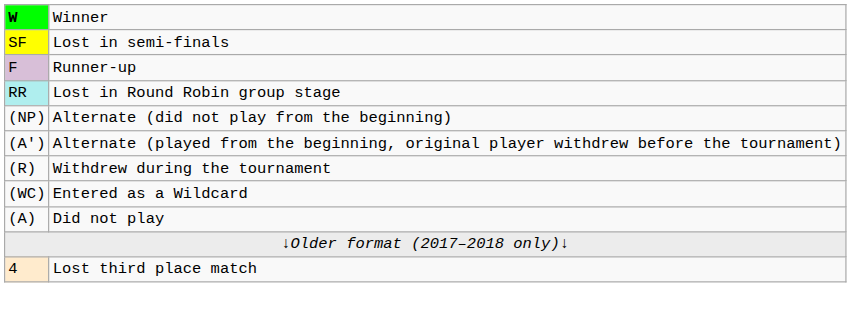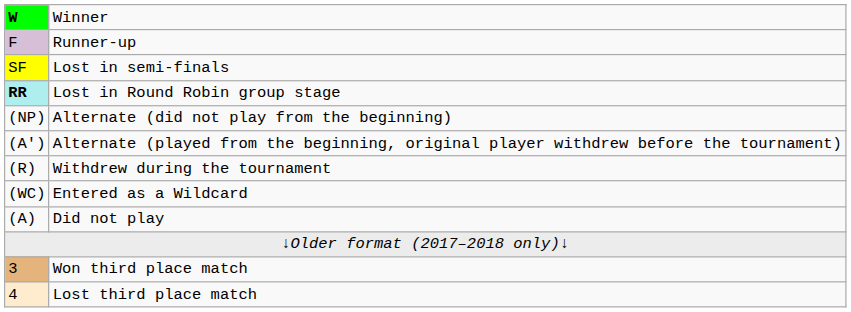rows swapped: (95, 68) <-> (141, 42)
(18, 93) normal -> (18, 93) bold
+ row: (150, 269)
